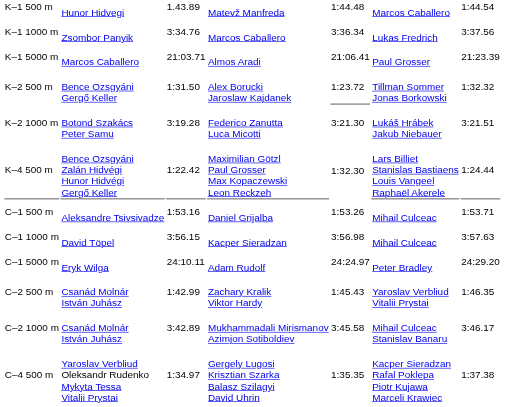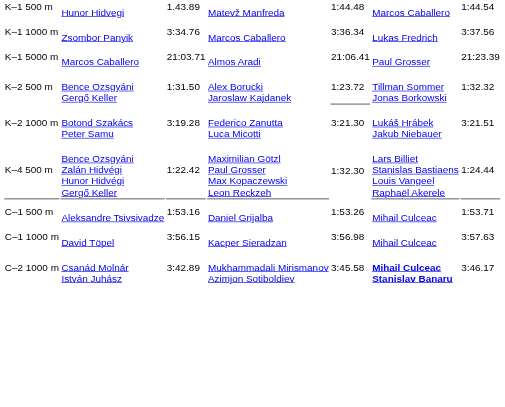- row: (32, 262)
- row: (29, 292)
(410, 333) normal -> (412, 273) bold
- row: (29, 375)
